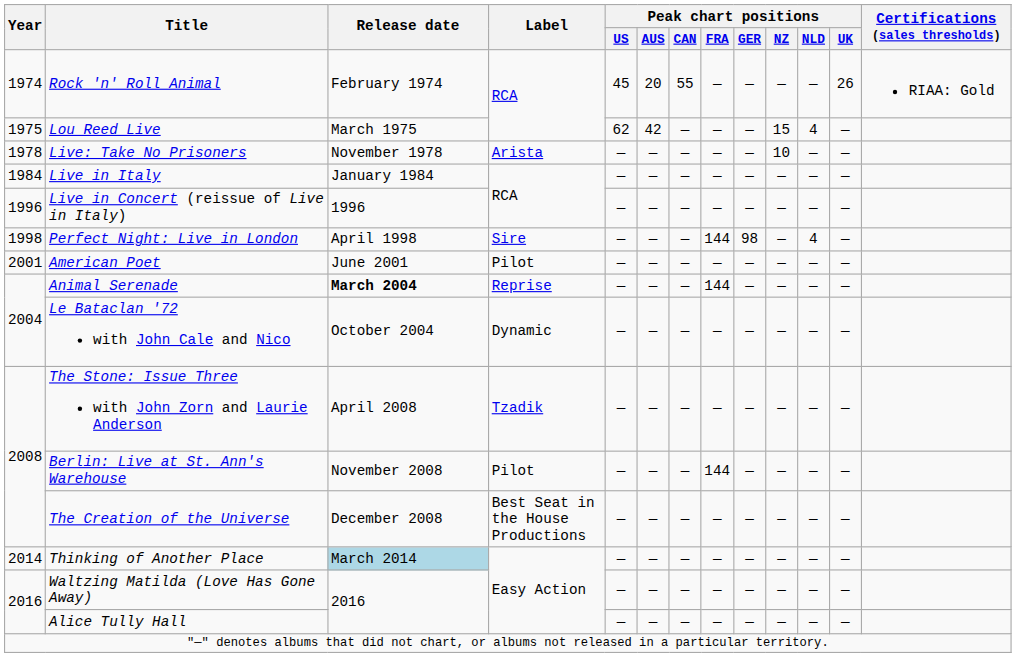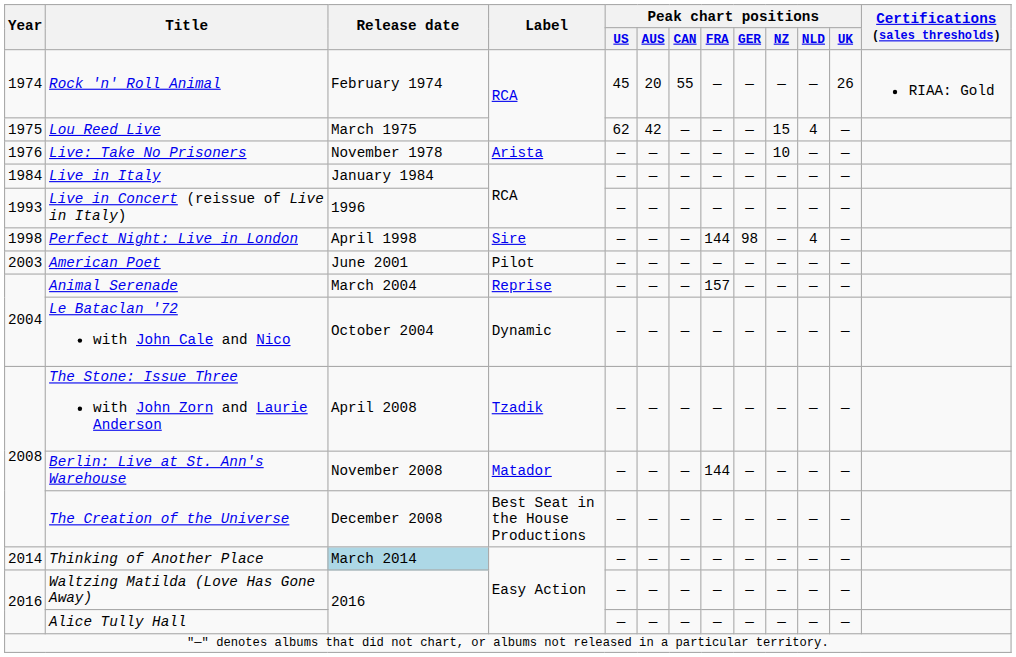(25, 153) 1978 -> (25, 153) 1976
(25, 208) 1996 -> (25, 208) 1993
(25, 263) 2001 -> (25, 263) 2003
(374, 286) bold -> (374, 286) normal
(717, 286) 144 -> (717, 286) 157
(513, 471) Pilot -> (522, 471) Matador
